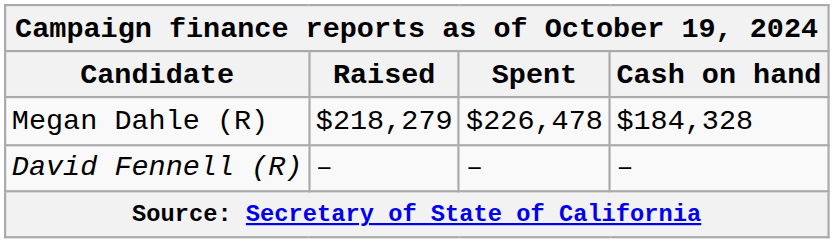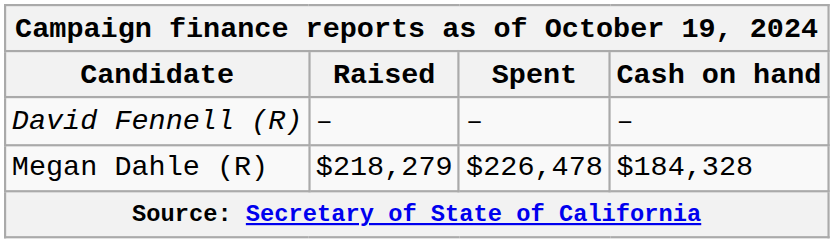rows swapped: (140, 121) <-> (157, 167)
